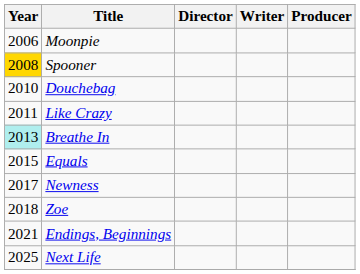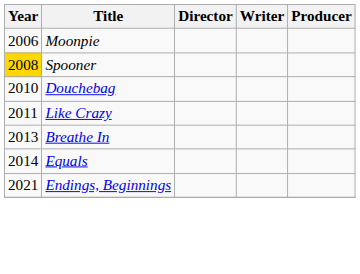(23, 137) paleturquoise background -> (23, 137) no background
(23, 161) 2015 -> (23, 161) 2014
- row: (72, 185)
- row: (57, 209)
- row: (73, 257)
